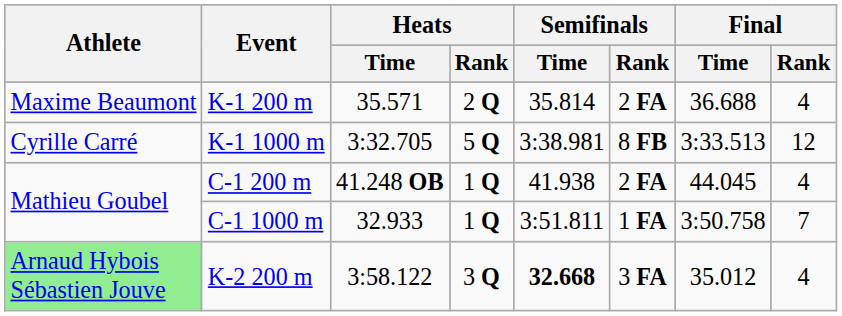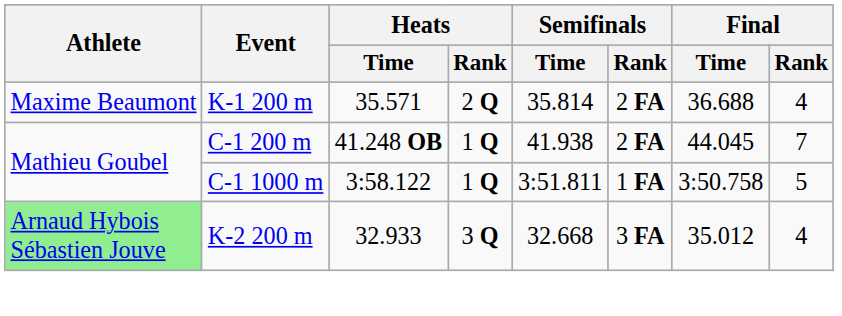- row: (266, 142)
(804, 182) 4 -> (801, 142) 7
(390, 222) 32.933 -> (388, 182) 3:58.122
(804, 222) 7 -> (801, 182) 5
(390, 276) 3:58.122 -> (388, 236) 32.933
(562, 276) bold -> (560, 236) normal
